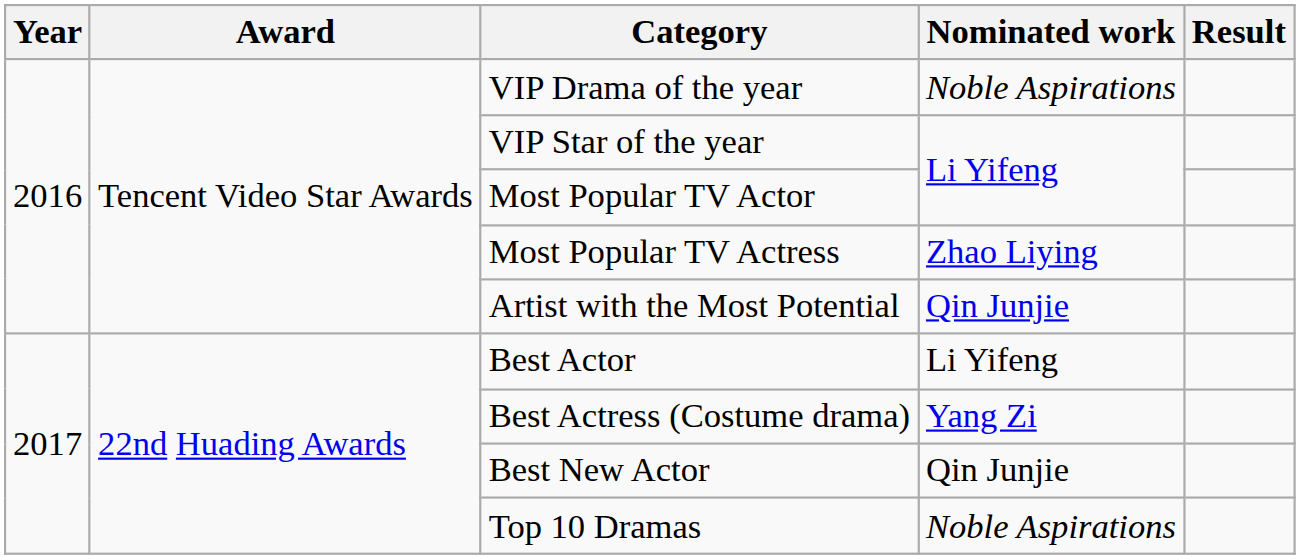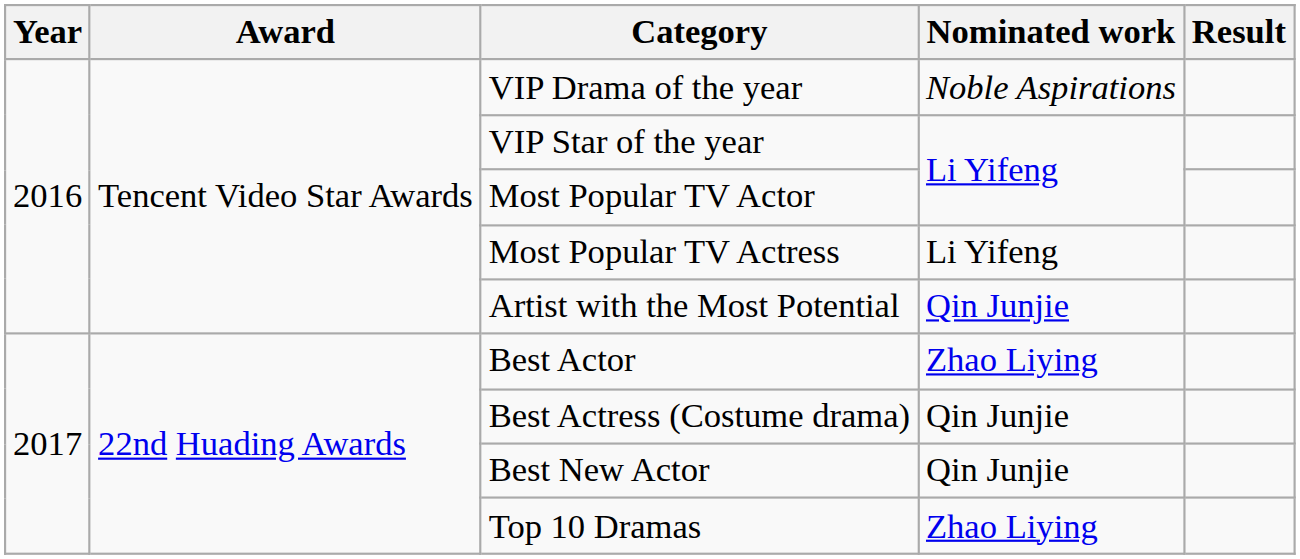(1012, 251) Zhao Liying -> (992, 251) Li Yifeng
(992, 360) Li Yifeng -> (1012, 360) Zhao Liying
(981, 415) Yang Zi -> (997, 415) Qin Junjie
(1051, 525) Noble Aspirations -> (1012, 525) Zhao Liying
